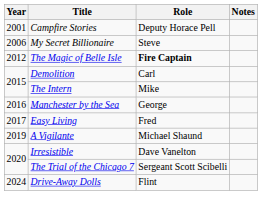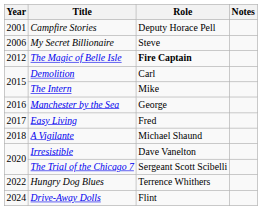(16, 136) 2019 -> (16, 136) 2018
+ row: (67, 182)
